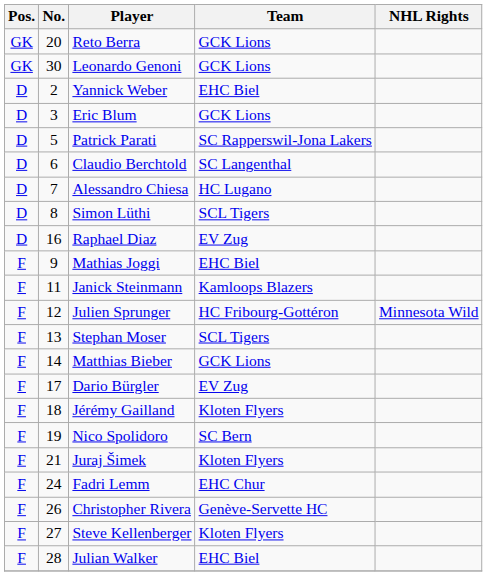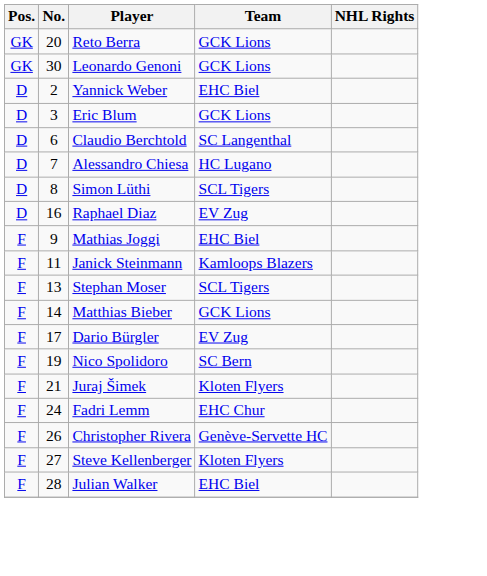- row: (114, 139)
- row: (121, 312)
- row: (123, 410)
